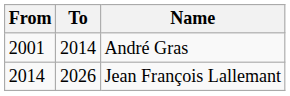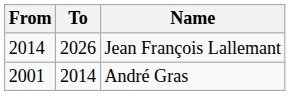rows swapped: (146, 47) <-> (193, 76)
